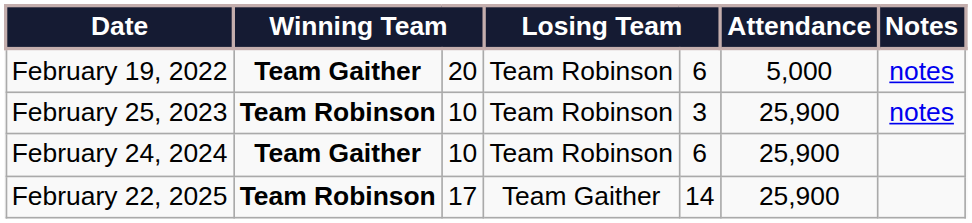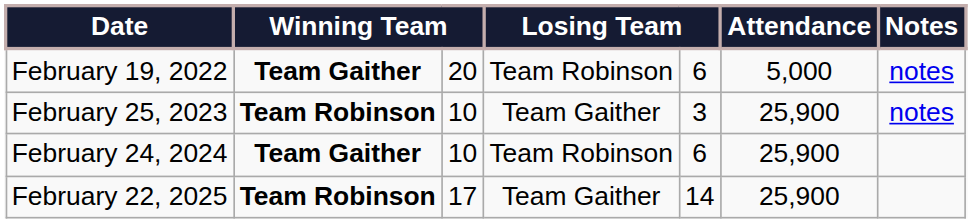(581, 112) Team Robinson -> (581, 112) Team Gaither
